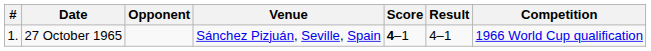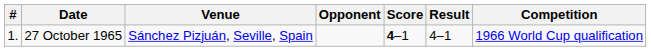columns swapped: (288, 14) <-> (159, 14)
